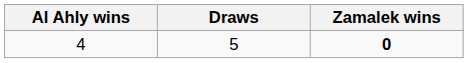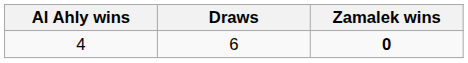(234, 44) 5 -> (234, 44) 6
